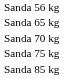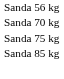- row: (32, 22)
